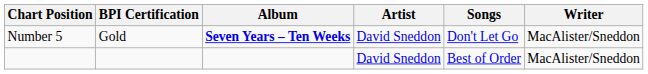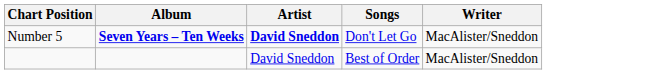- column: (149, 15)
(399, 36) normal -> (295, 36) bold
